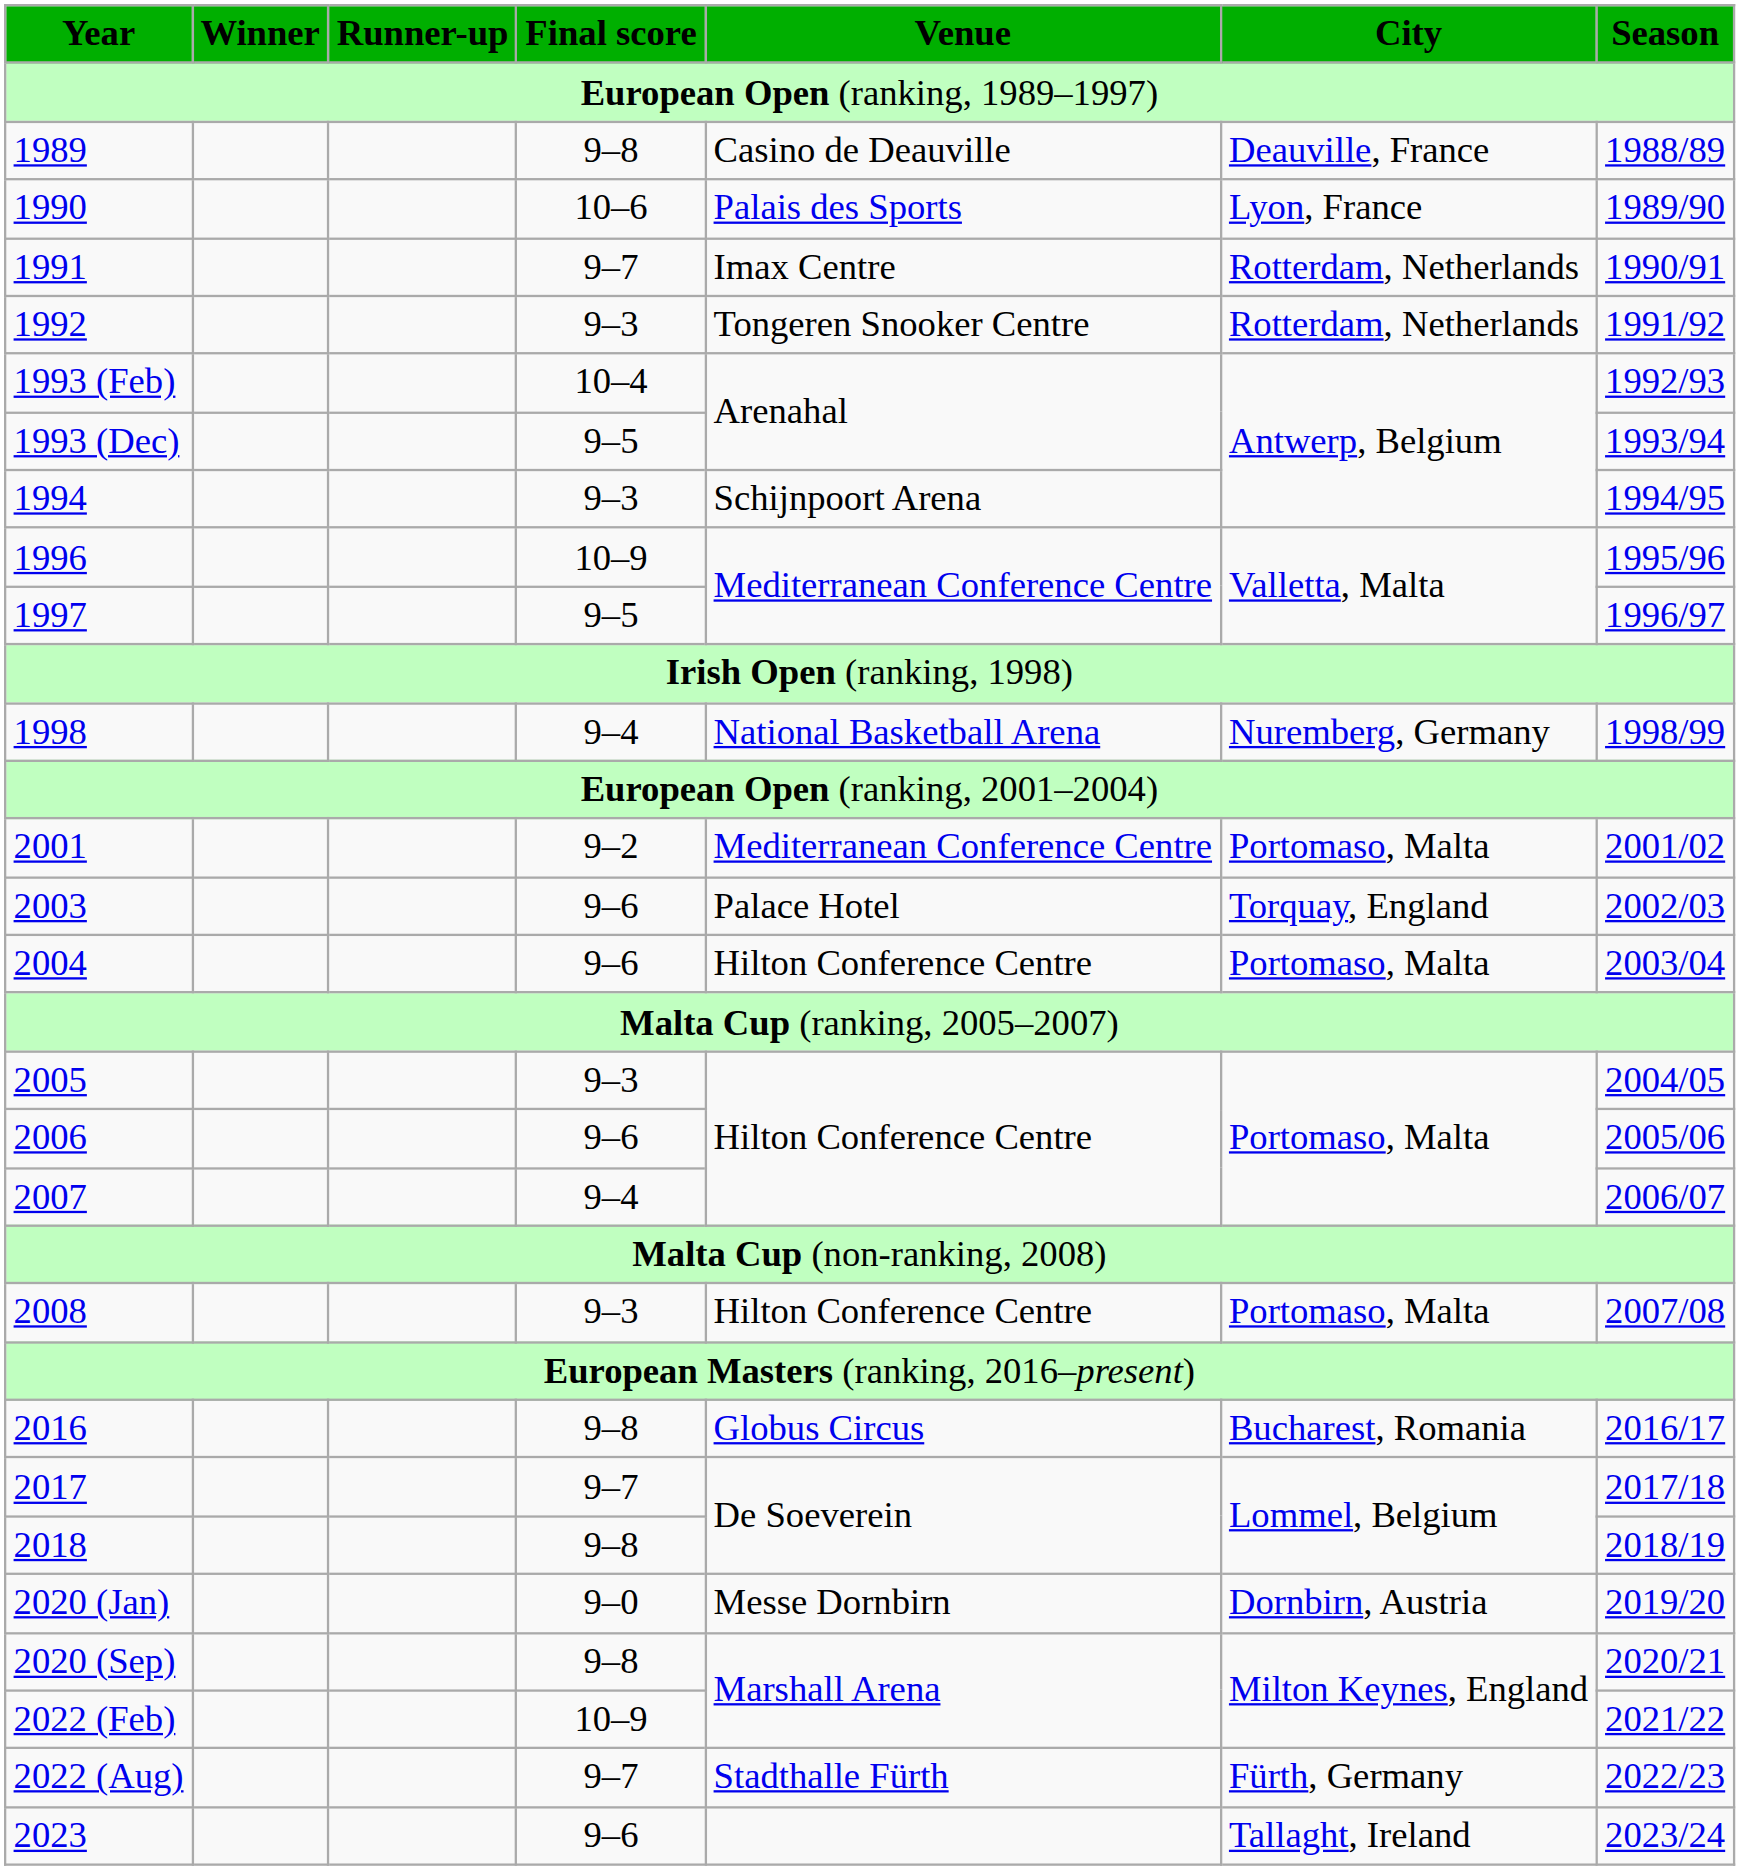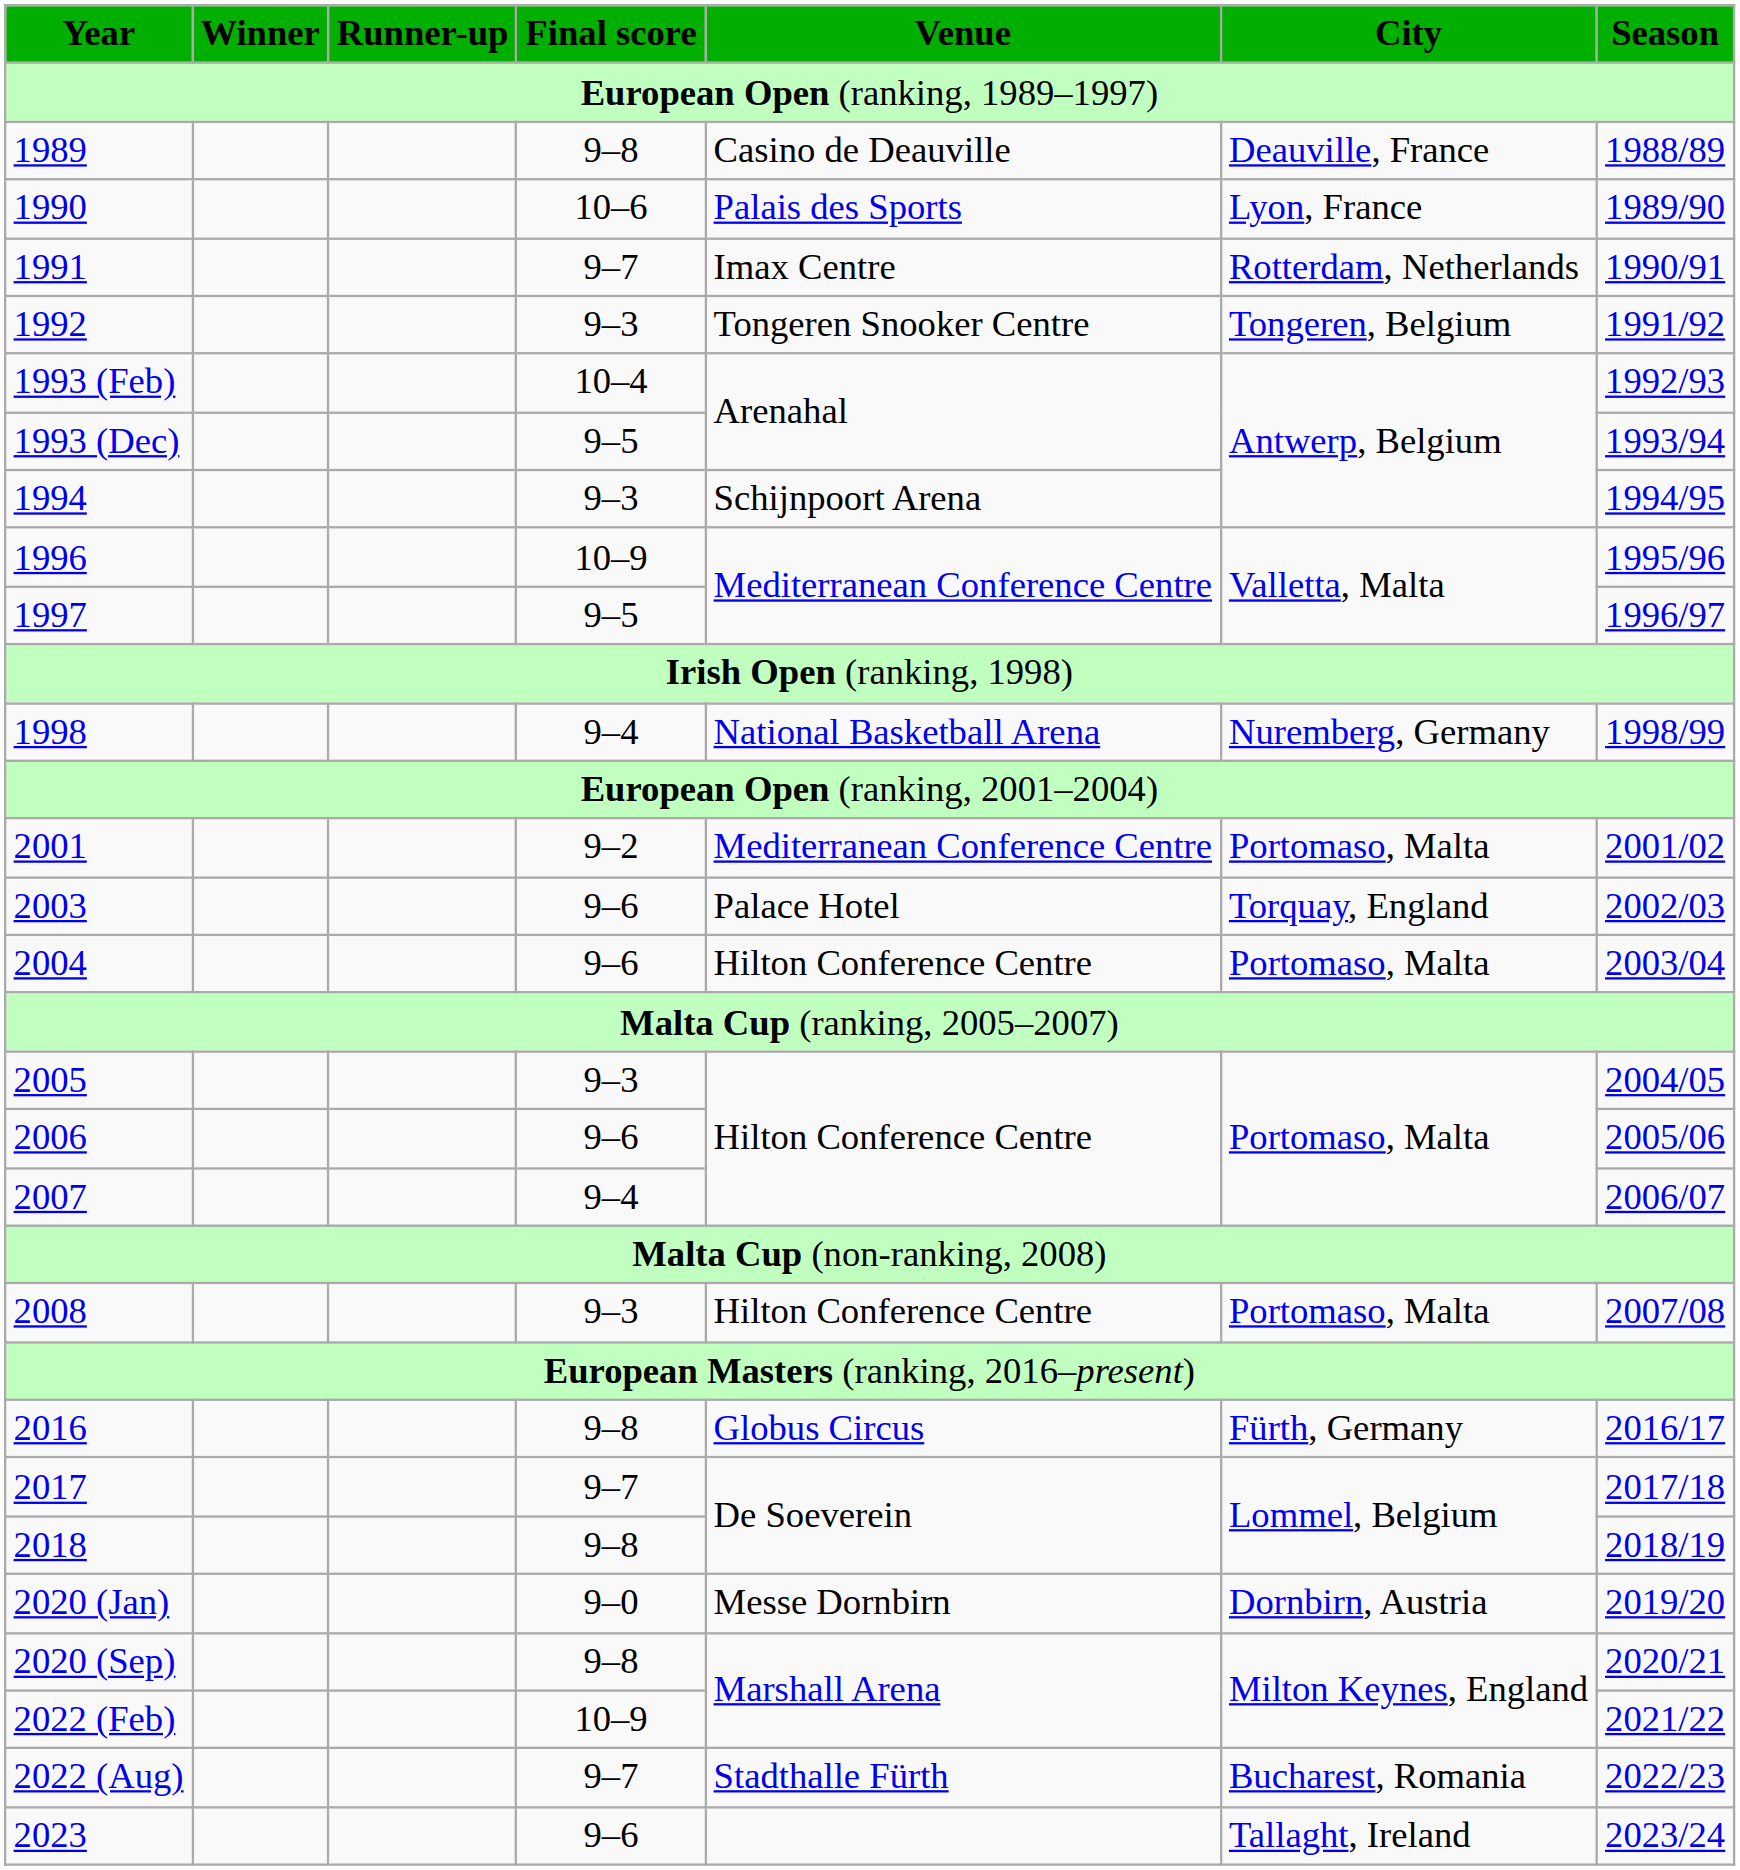(1404, 324) Rotterdam, Netherlands -> (1370, 324) Tongeren, Belgium
(1377, 1428) Bucharest, Romania -> (1346, 1428) Fürth, Germany
(1346, 1776) Fürth, Germany -> (1377, 1776) Bucharest, Romania
